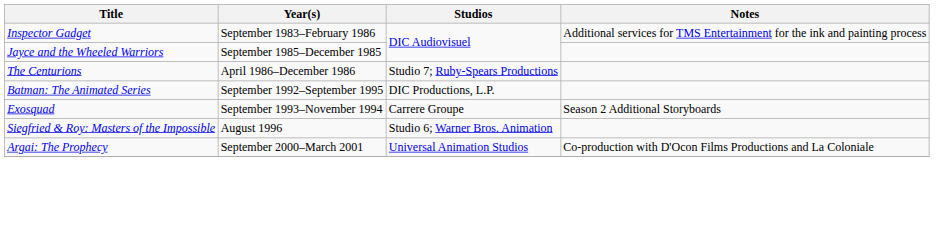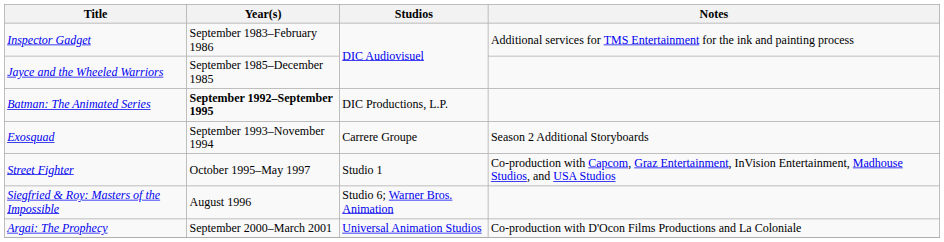- row: (44, 71)
(302, 90) normal -> (261, 104) bold
+ row: (40, 169)
